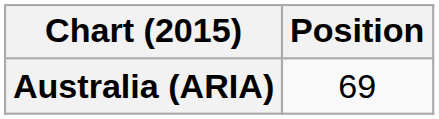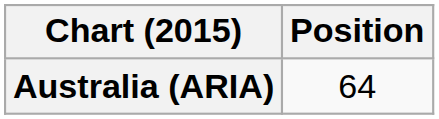(357, 85) 69 -> (357, 85) 64
